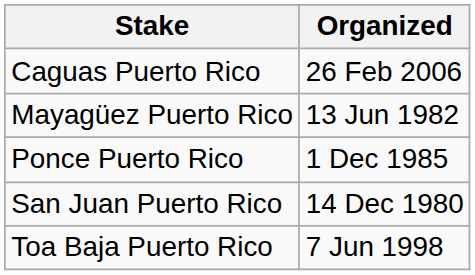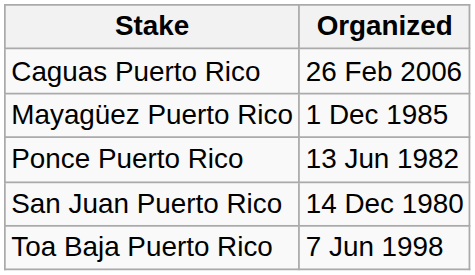(382, 114) 13 Jun 1982 -> (377, 114) 1 Dec 1985
(377, 159) 1 Dec 1985 -> (382, 159) 13 Jun 1982
